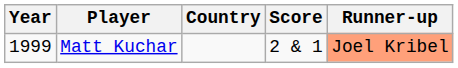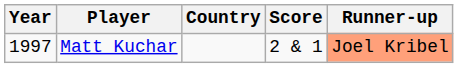(30, 48) 1999 -> (30, 48) 1997
